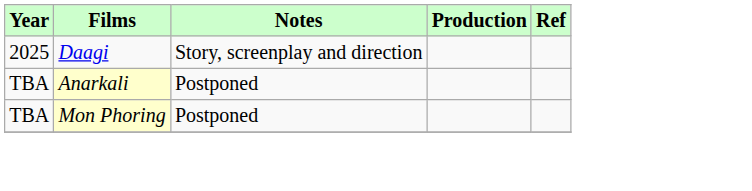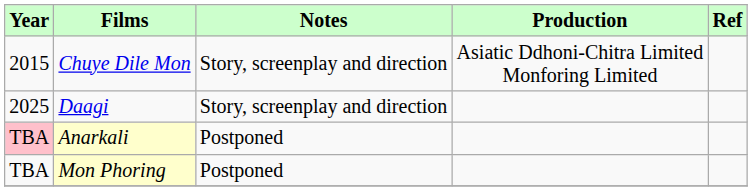+ row: (125, 63)
(29, 83) no background -> (29, 138) pink background
